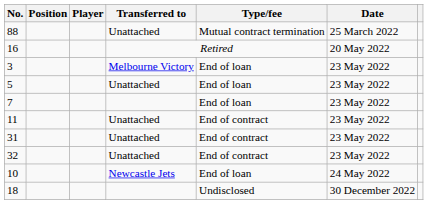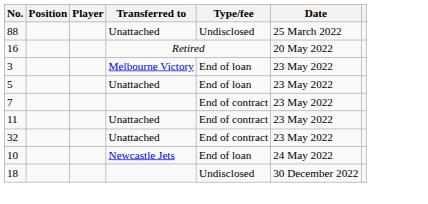(262, 31) Mutual contract termination -> (227, 31) Undisclosed
(225, 102) End of loan -> (234, 102) End of contract
- row: (13, 137)
